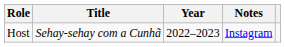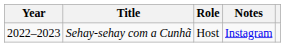columns swapped: (193, 13) <-> (19, 13)
